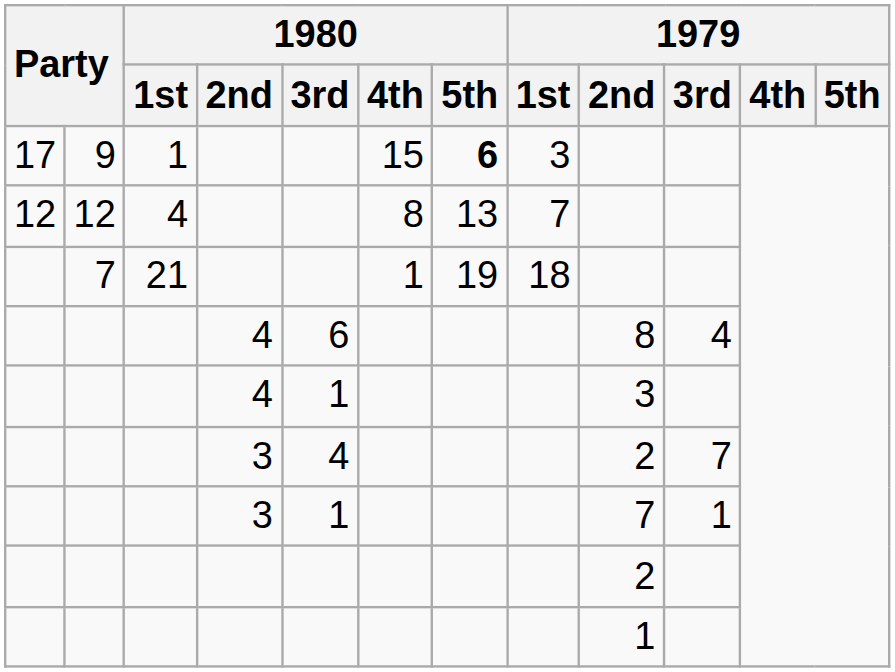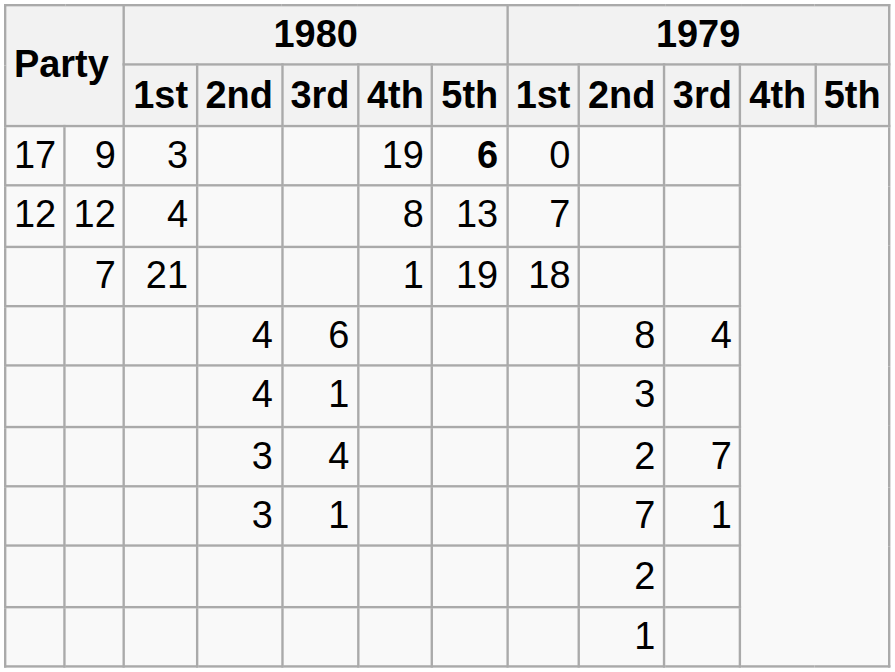(177, 154) 1 -> (177, 154) 3
(403, 154) 15 -> (403, 154) 19
(560, 154) 3 -> (560, 154) 0
